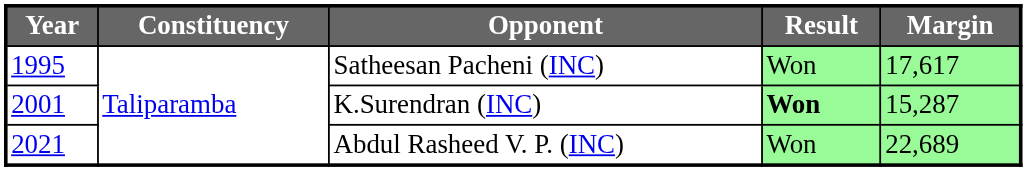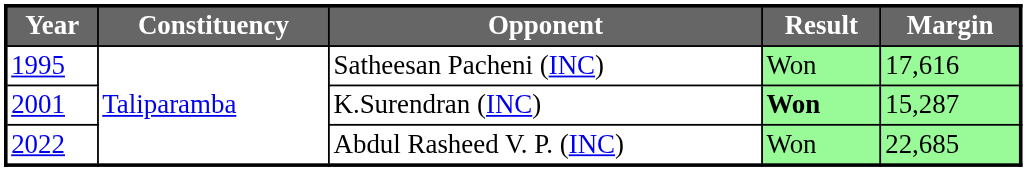(922, 65) 17,617 -> (922, 65) 17,616
(38, 144) 2021 -> (38, 144) 2022
(922, 144) 22,689 -> (922, 144) 22,685
